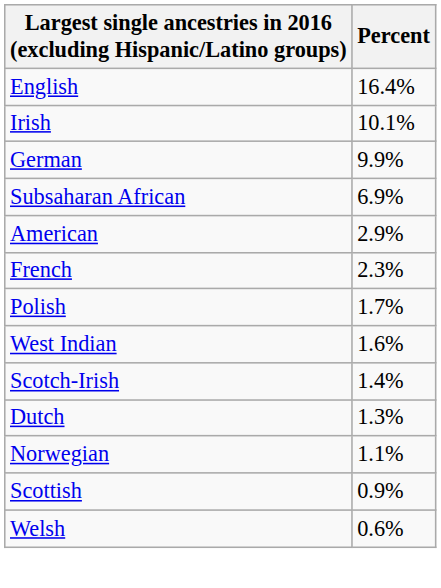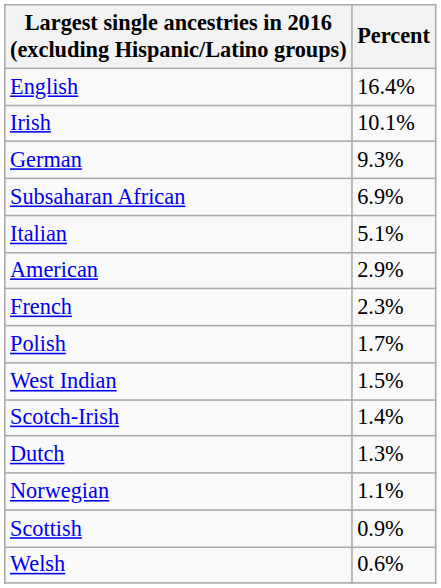(380, 160) 9.9% -> (380, 160) 9.3%
+ row: (38, 233)
(380, 344) 1.6% -> (380, 380) 1.5%
